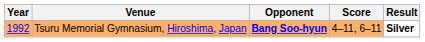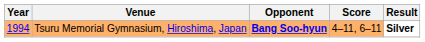(18, 29) 1992 -> (18, 29) 1994
